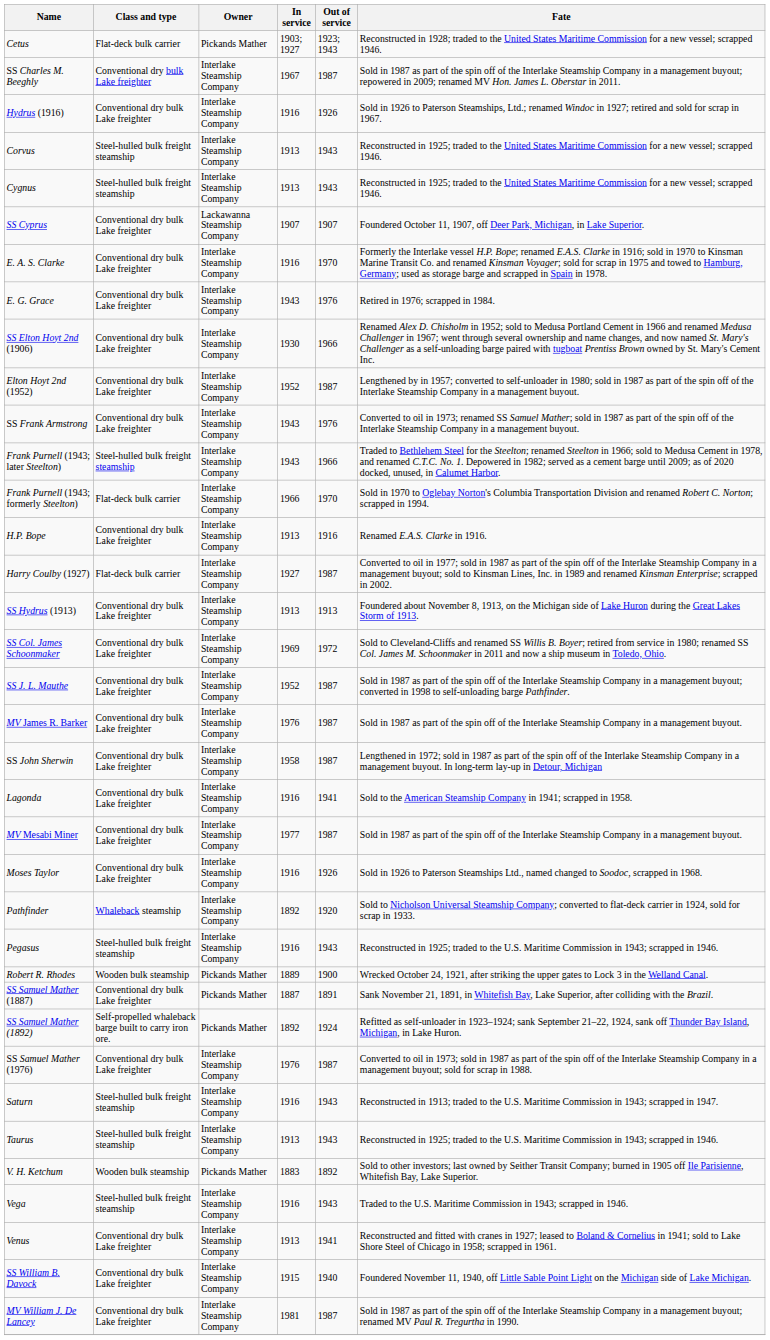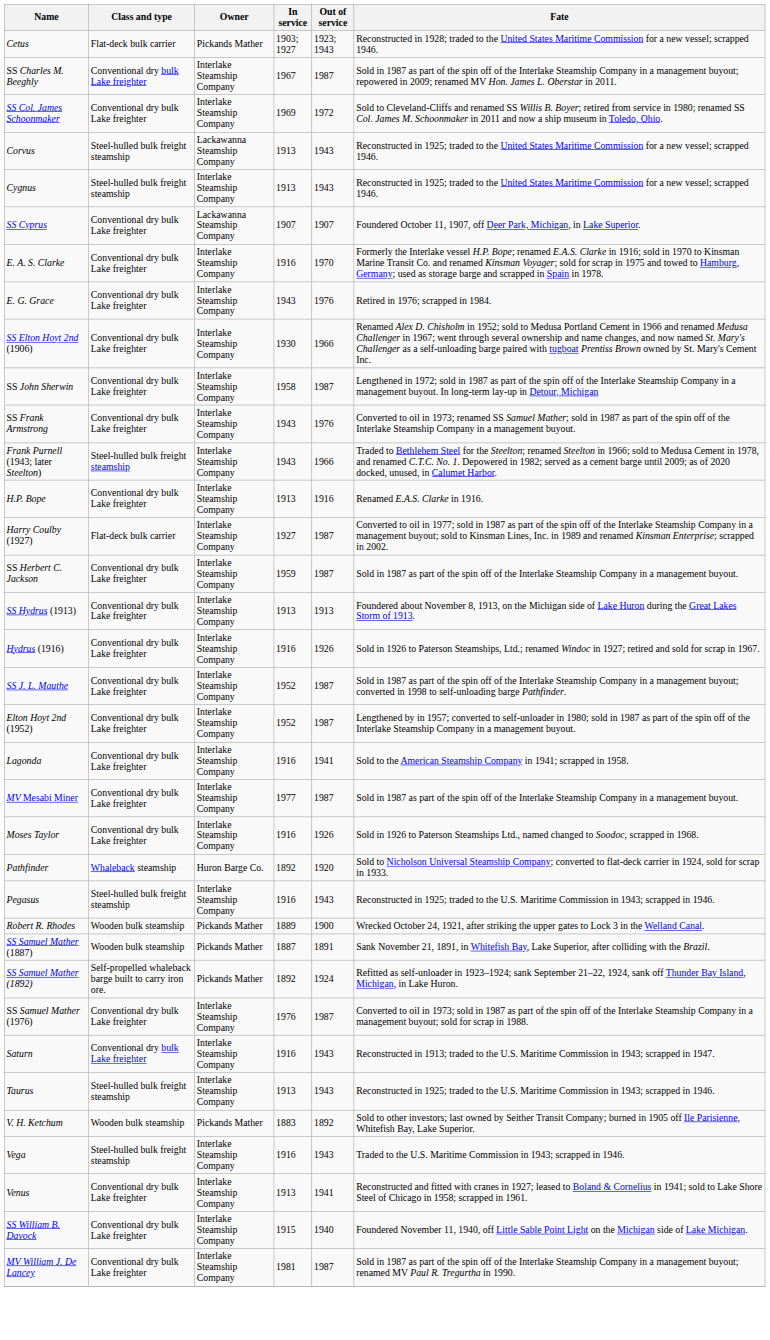rows swapped: (34, 648) <-> (35, 113)
(221, 151) Interlake Steamship Company -> (221, 151) Lackawanna Steamship Company
rows swapped: (36, 386) <-> (40, 761)
- row: (48, 498)
+ row: (34, 573)
- row: (47, 723)
(221, 910) Interlake Steamship Company -> (230, 867) Huron Barge Co.
(140, 995) Conventional dry bulk Lake freighter -> (138, 947) Wooden bulk steamship
(143, 1102) Steel-hulled bulk freight steamship -> (135, 1054) Conventional dry bulk Lake freighter
